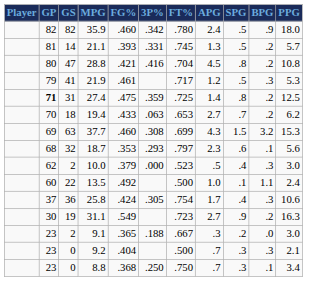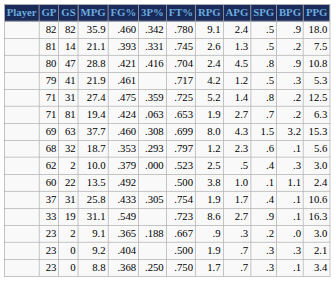+ column: (209, 13)
(293, 47) 5.7 -> (321, 47) 7.5
(269, 64) .2 -> (297, 64) .9
(51, 98) bold -> (51, 98) normal
(51, 115) 70 -> (51, 115) 71
(70, 115) 18 -> (70, 115) 81
(127, 115) .433 -> (127, 115) .424
(293, 115) 6.2 -> (321, 115) 6.3
(70, 200) 36 -> (70, 200) 31
(127, 200) .424 -> (127, 200) .433
(269, 200) .3 -> (297, 200) .1
(51, 217) 30 -> (51, 217) 33
(269, 217) .2 -> (297, 217) .1
